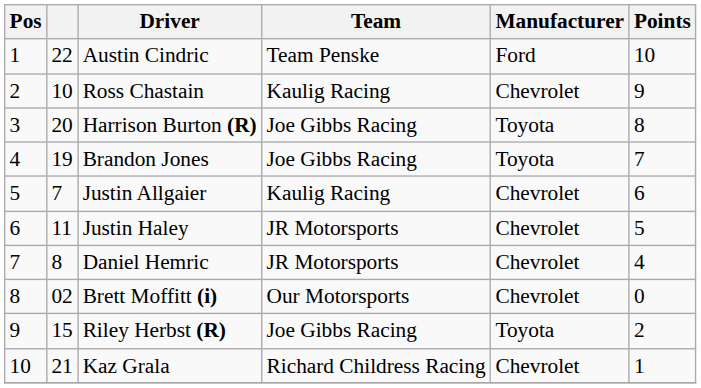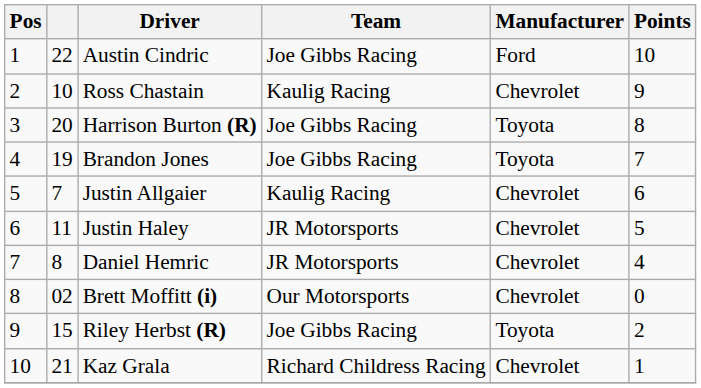(323, 55) Team Penske -> (342, 55) Joe Gibbs Racing
